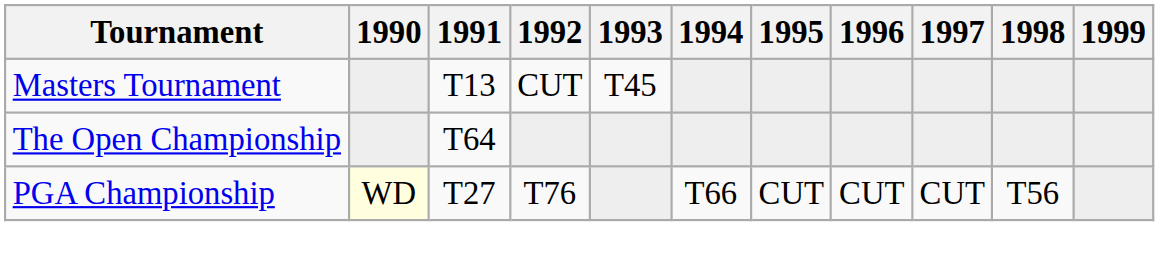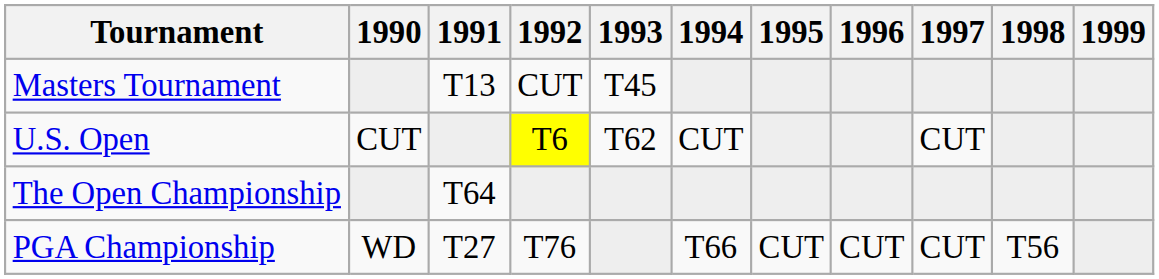+ row: (81, 139)
(389, 193) lightyellow background -> (389, 247) no background
